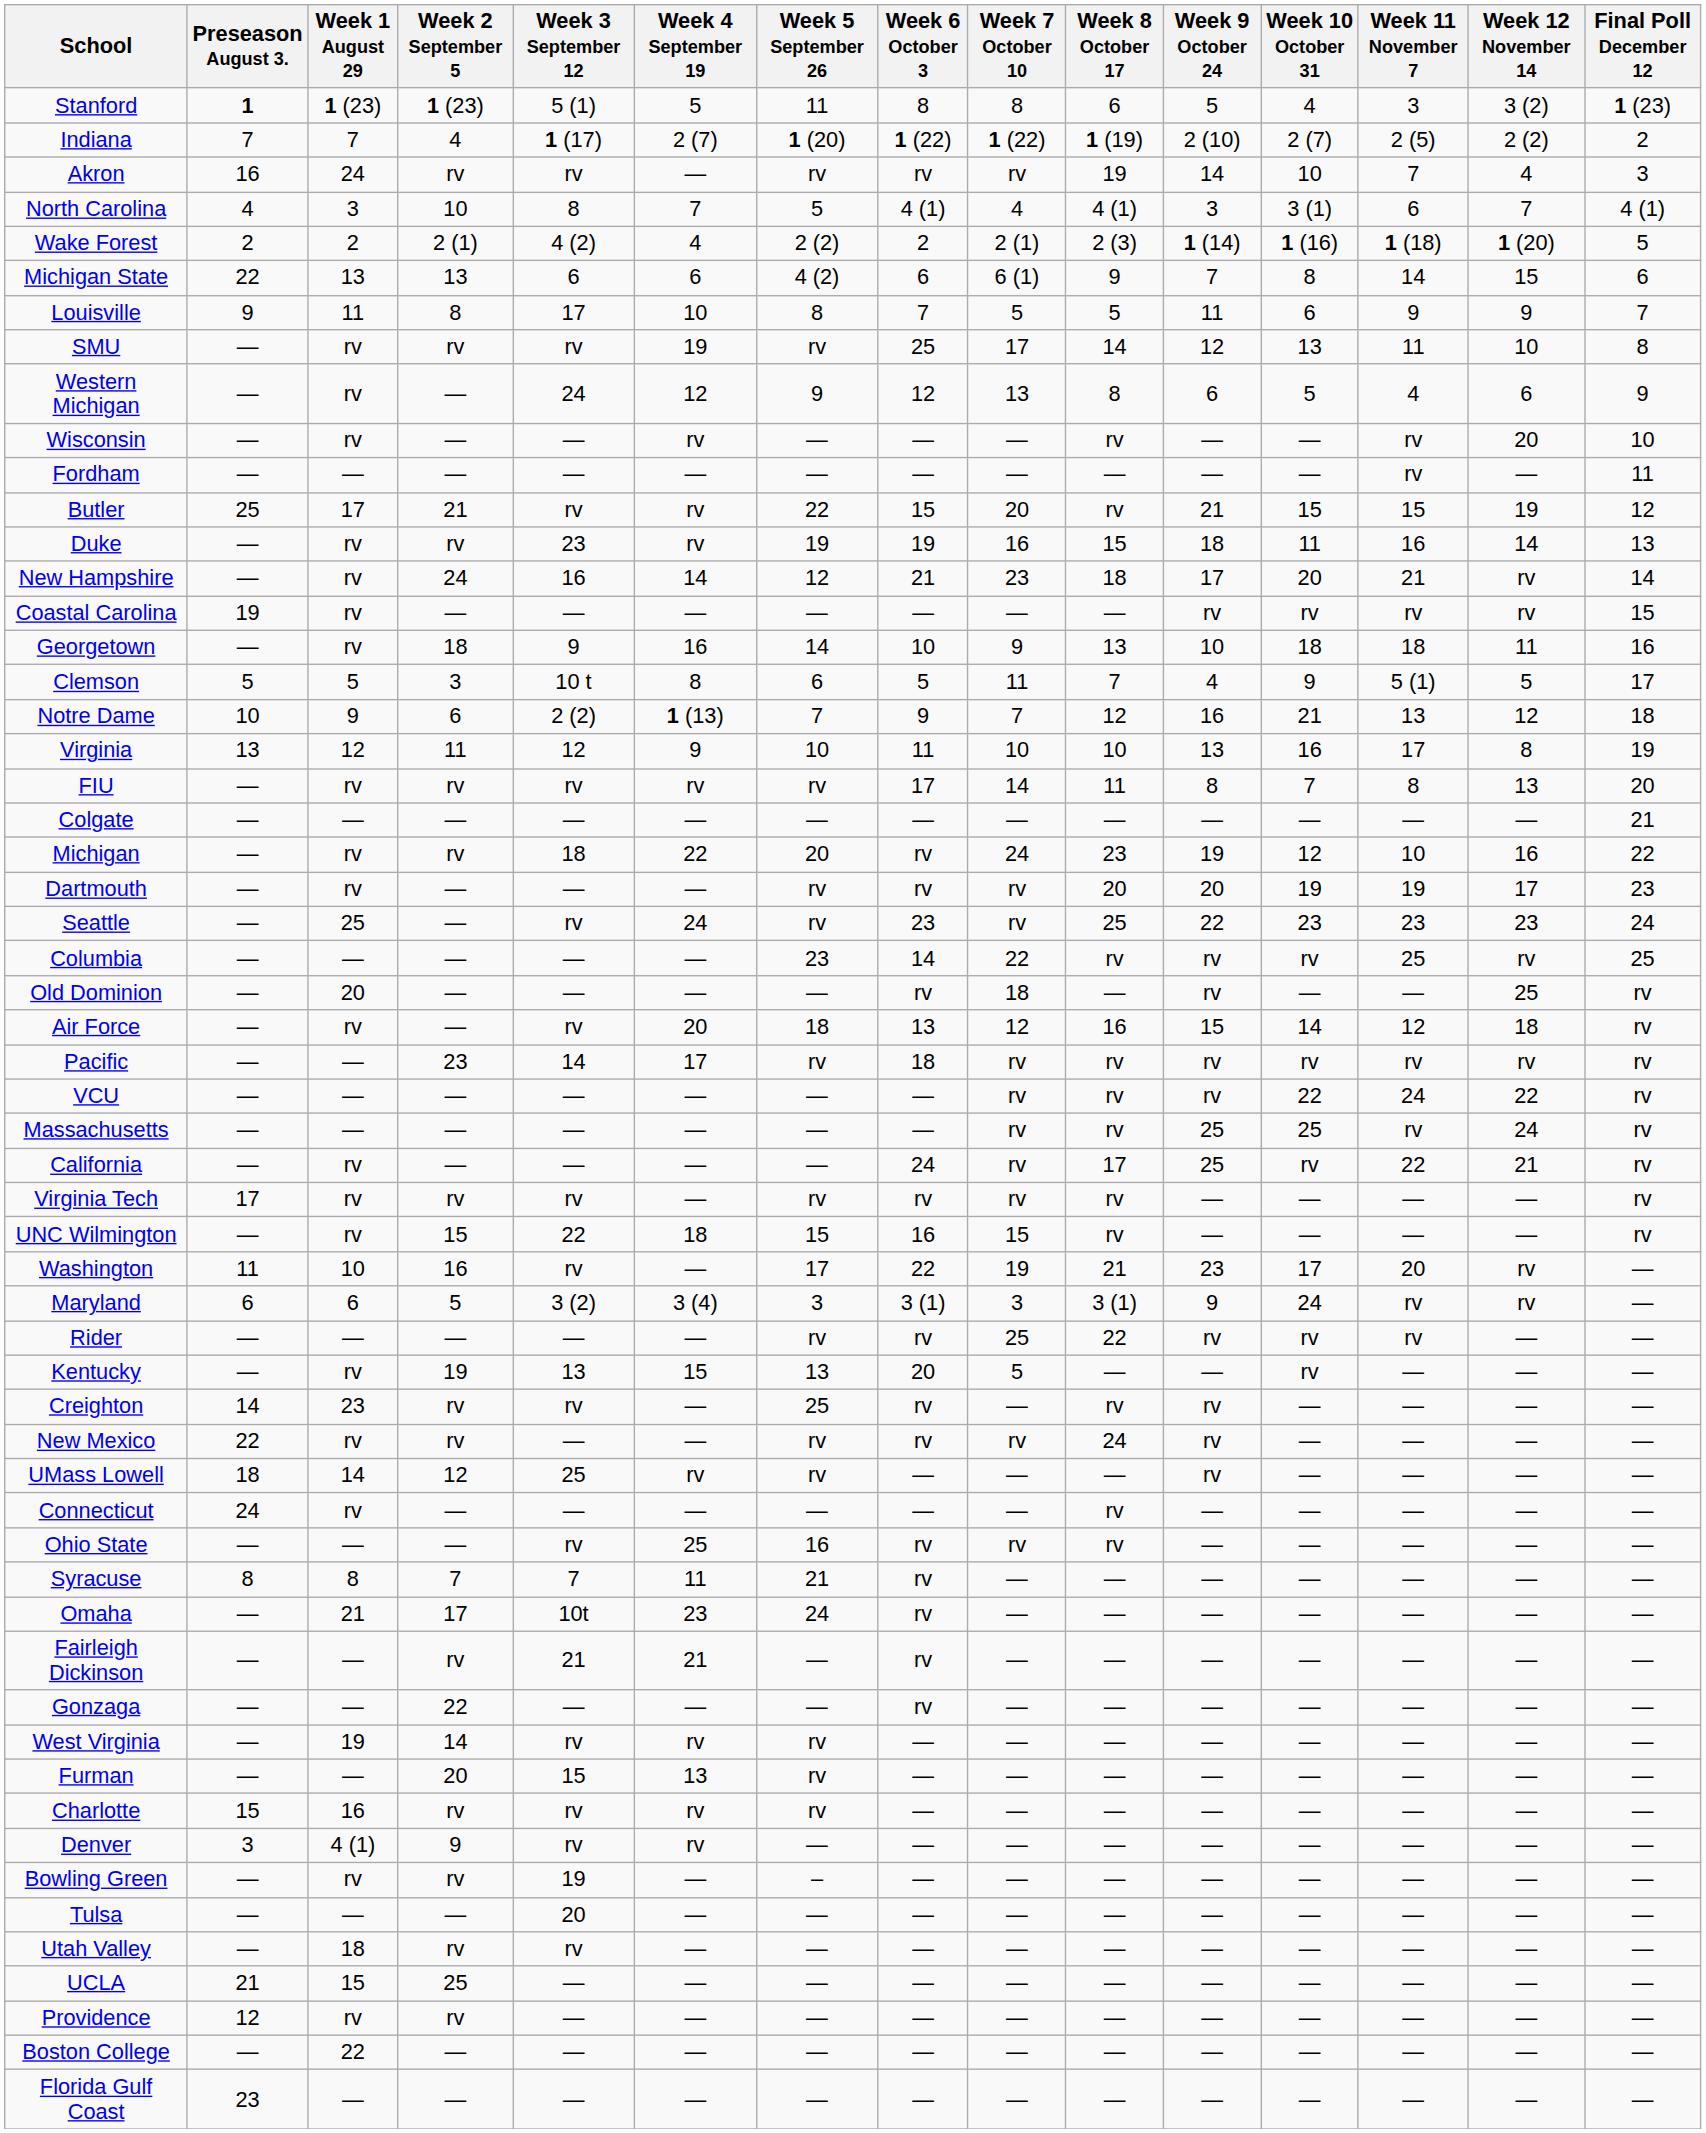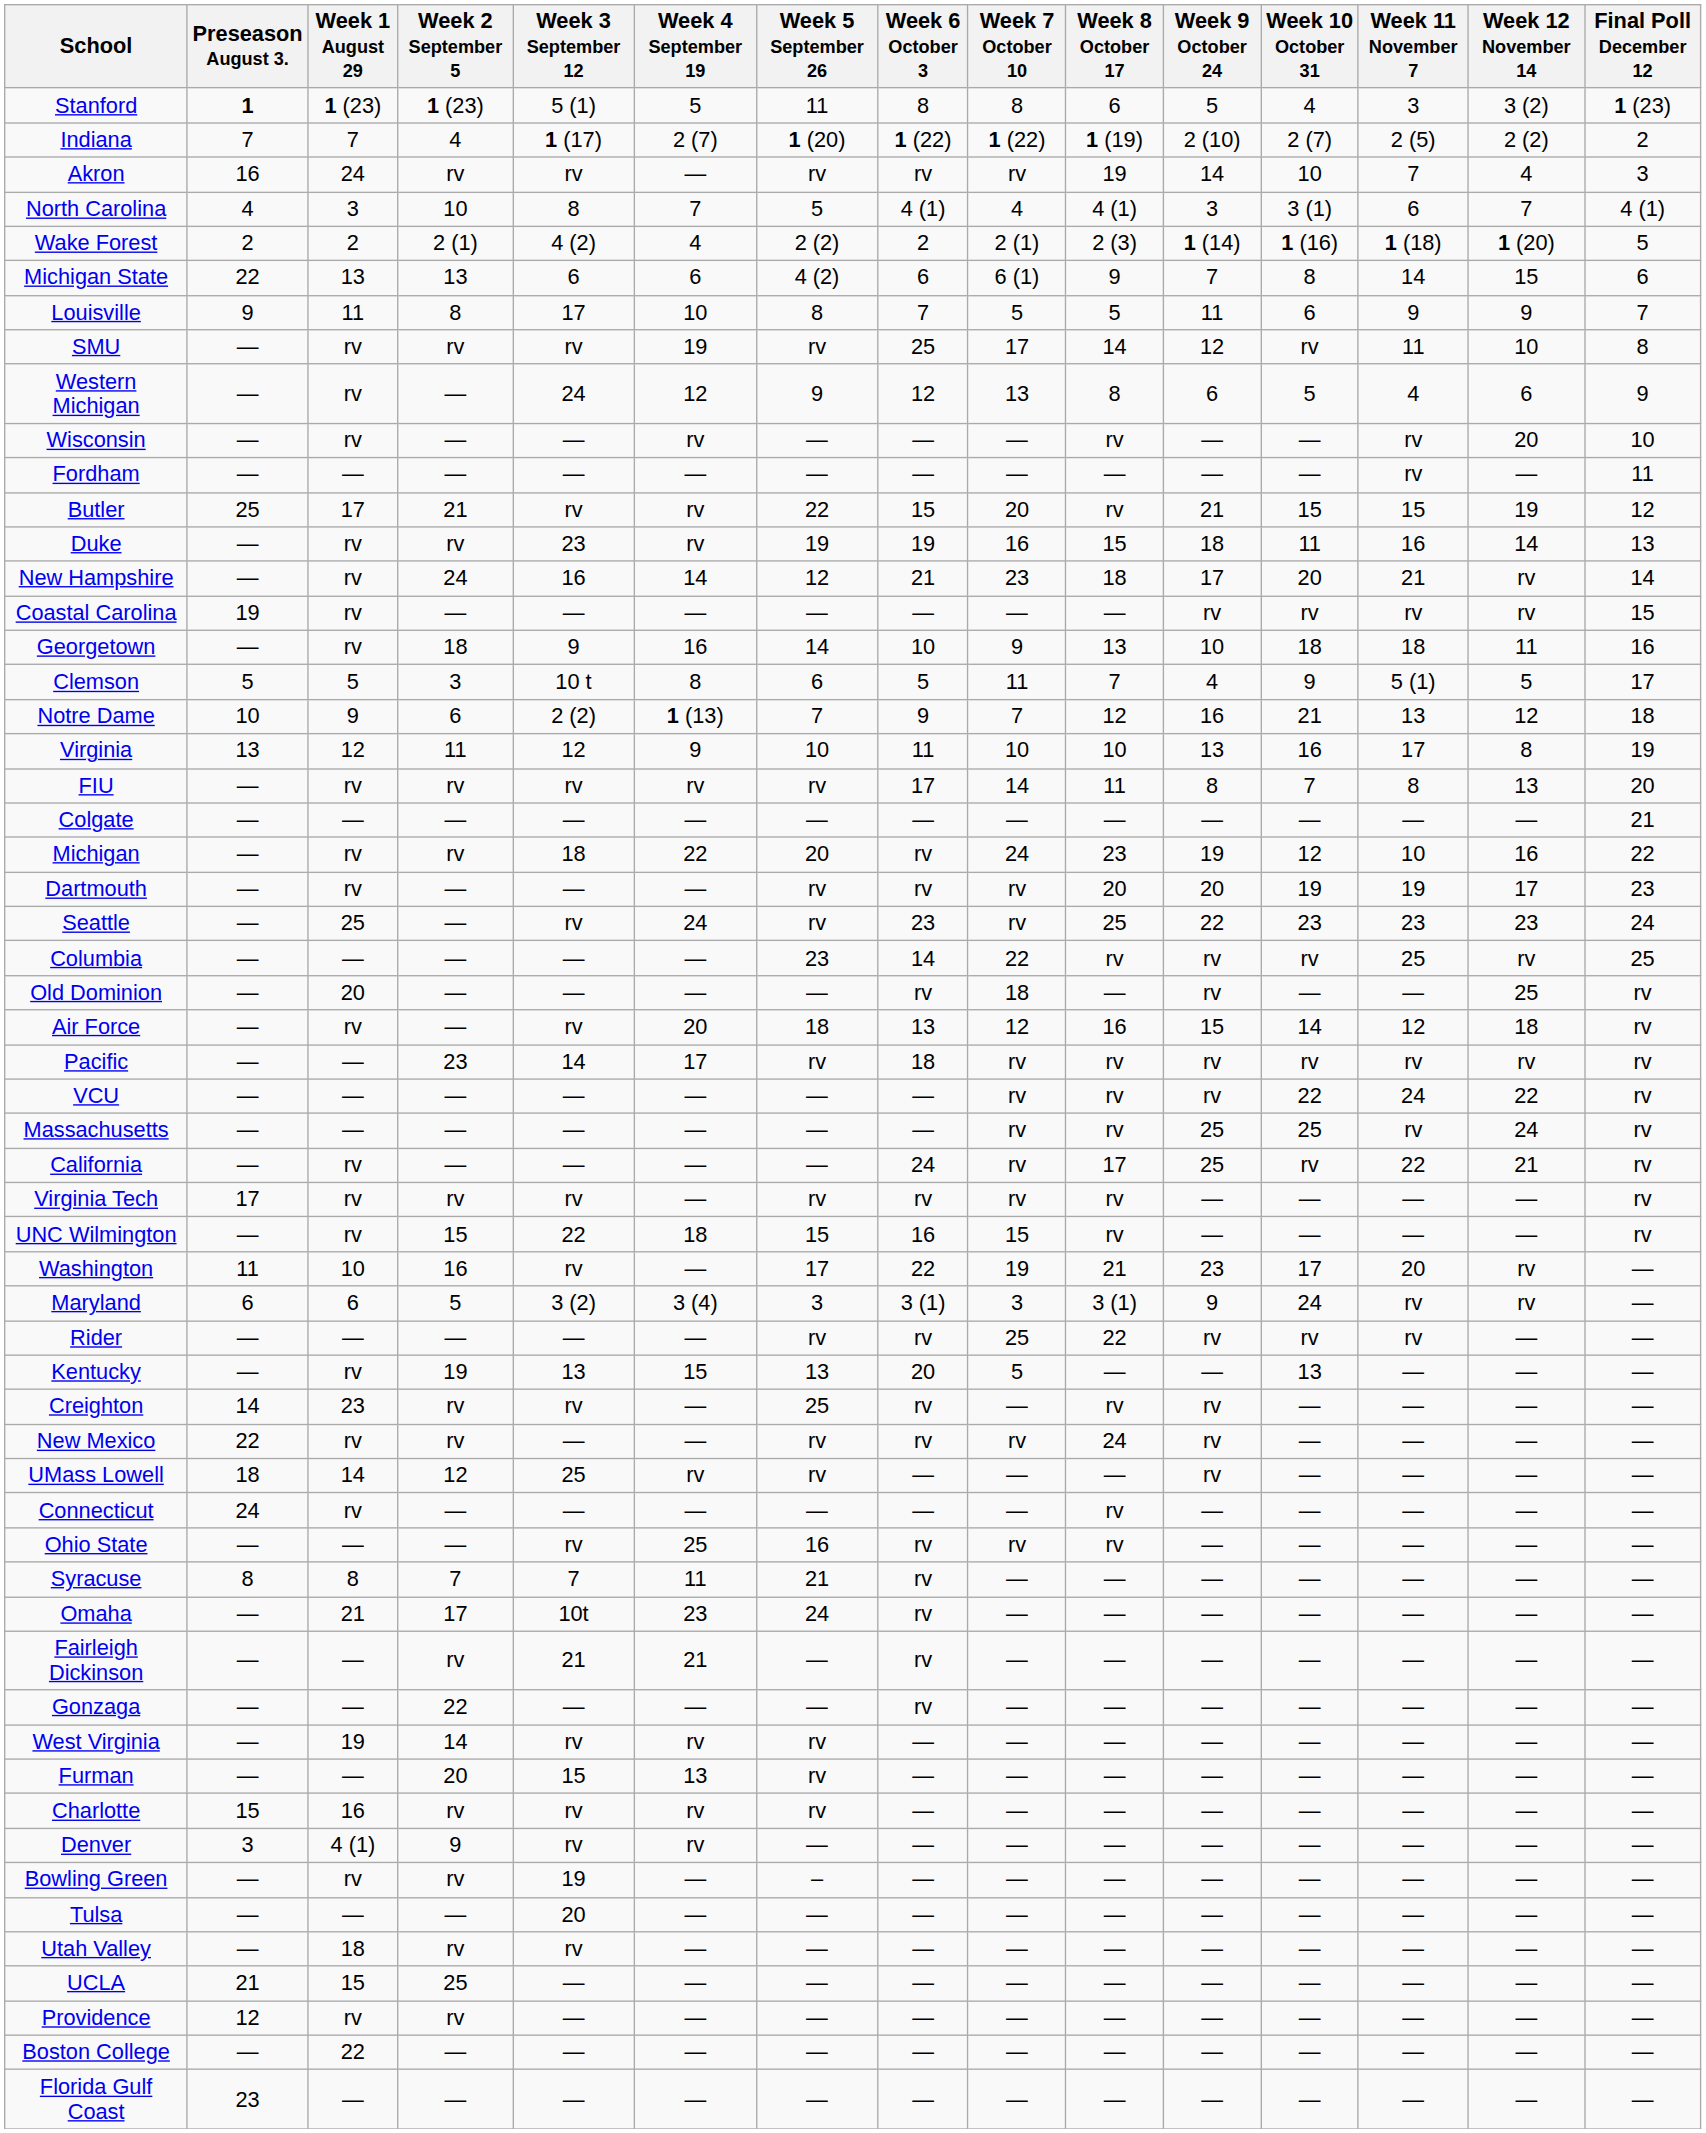(1310, 346) 13 -> (1310, 346) rv
(1310, 1372) rv -> (1310, 1372) 13
